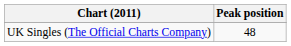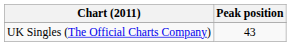(250, 32) 48 -> (250, 32) 43
